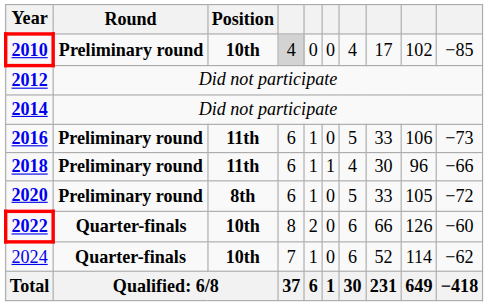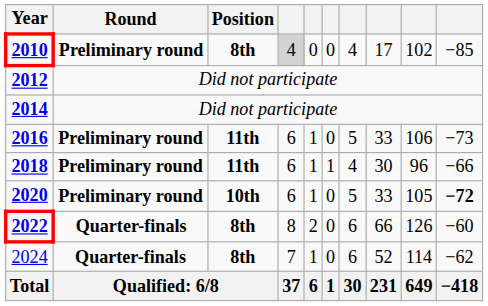(243, 49) 10th -> (243, 49) 8th
(243, 195) 8th -> (243, 195) 10th
(459, 195) normal -> (459, 195) bold
(243, 226) 10th -> (243, 226) 8th
(243, 256) 10th -> (243, 256) 8th
